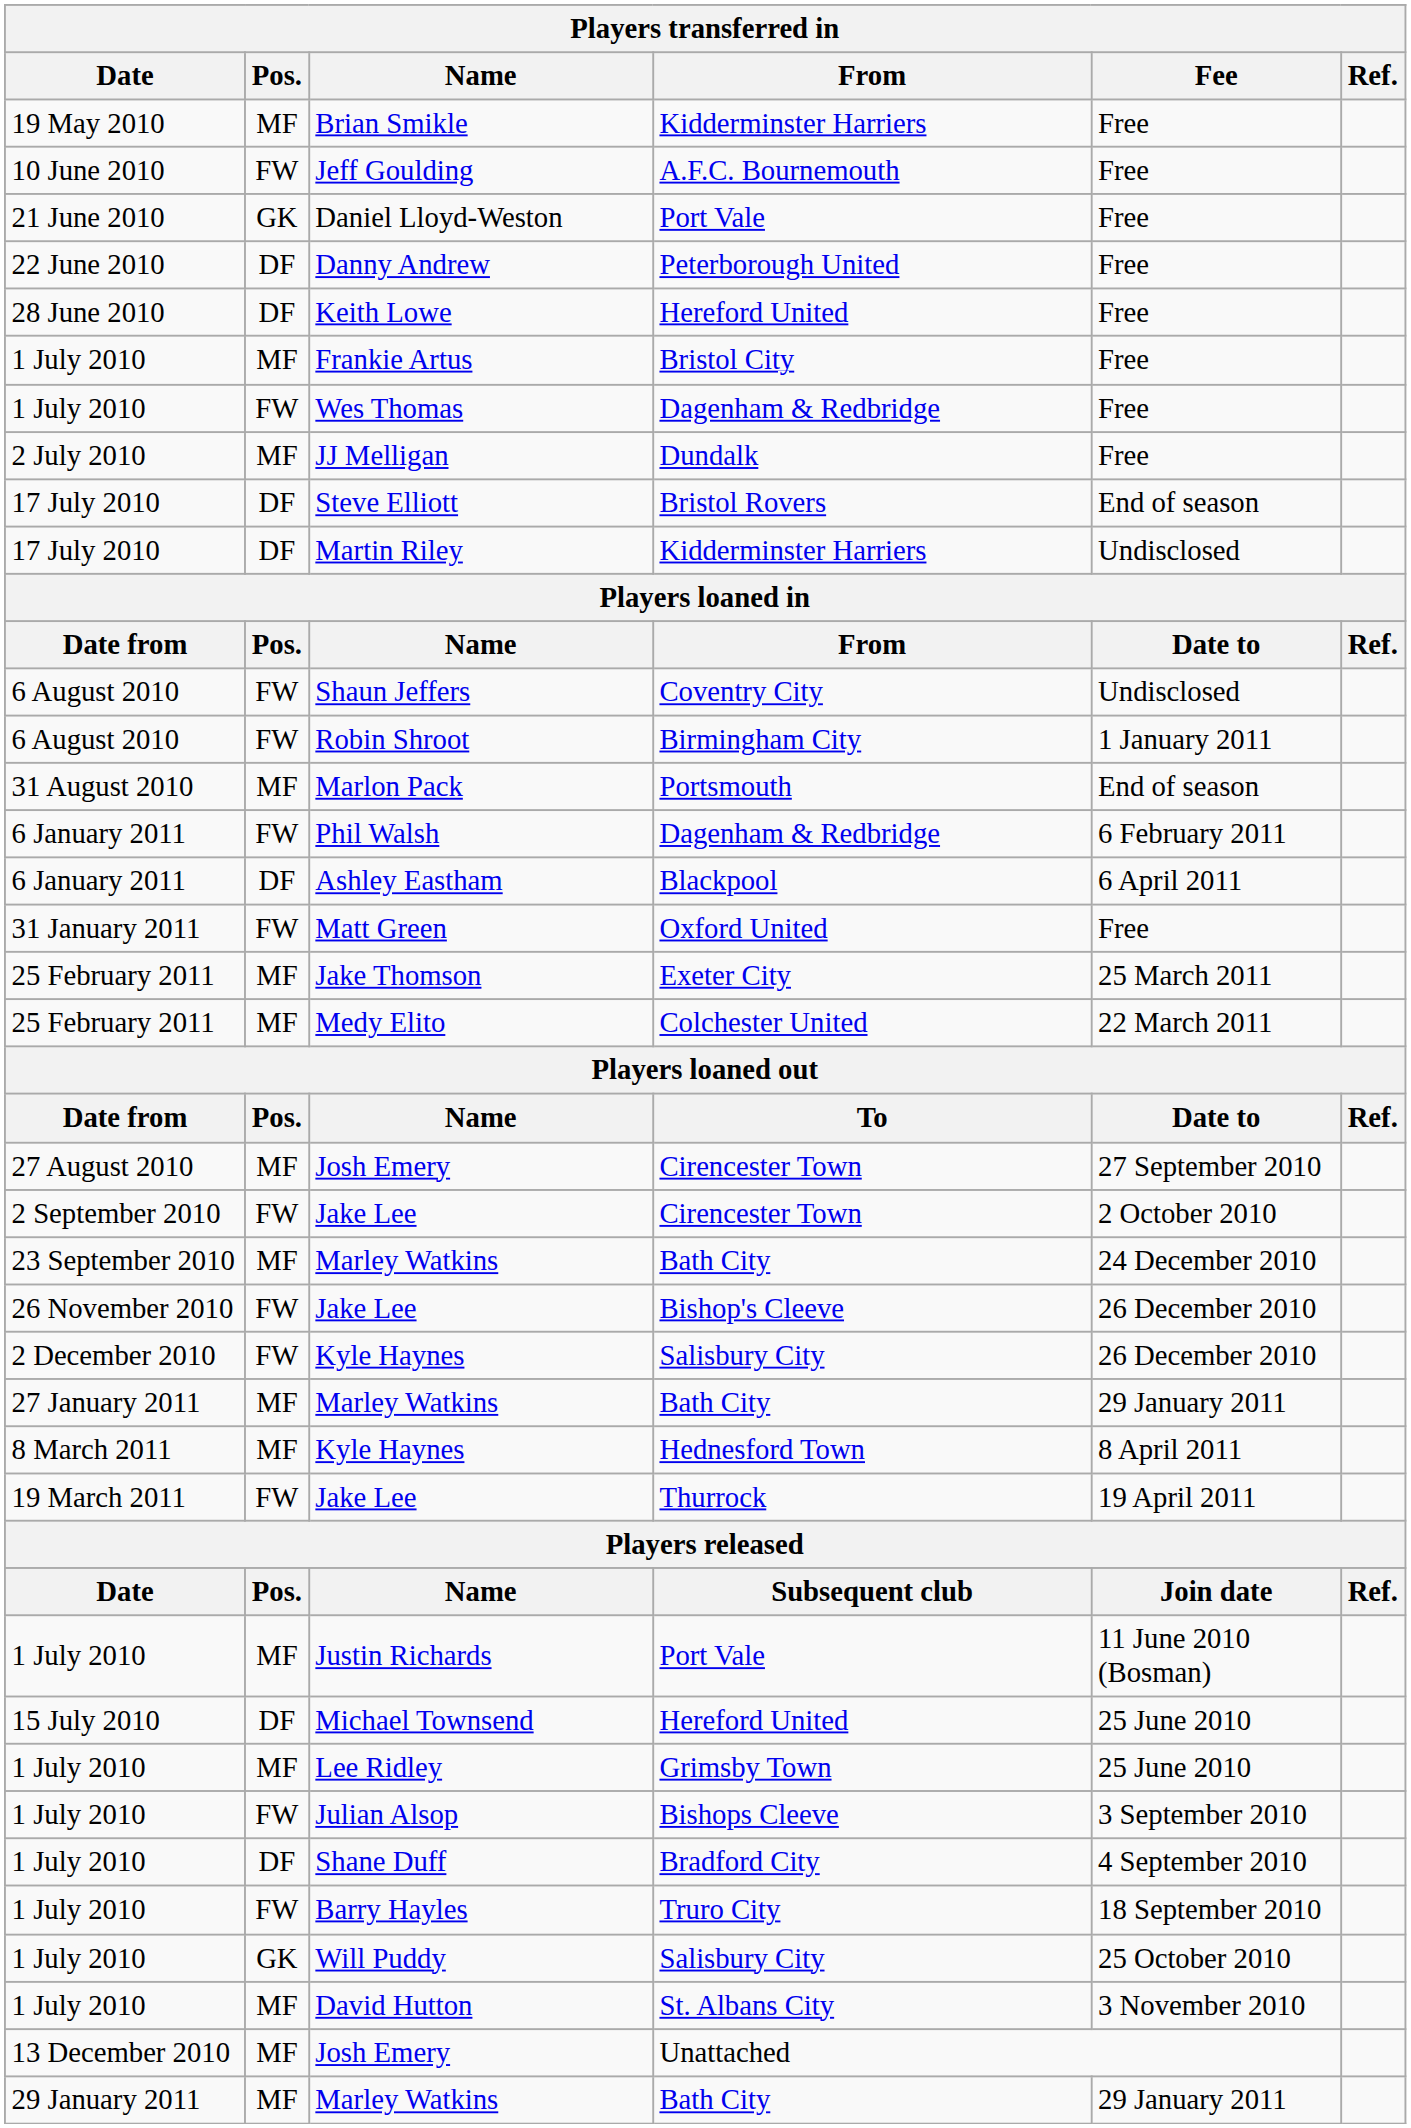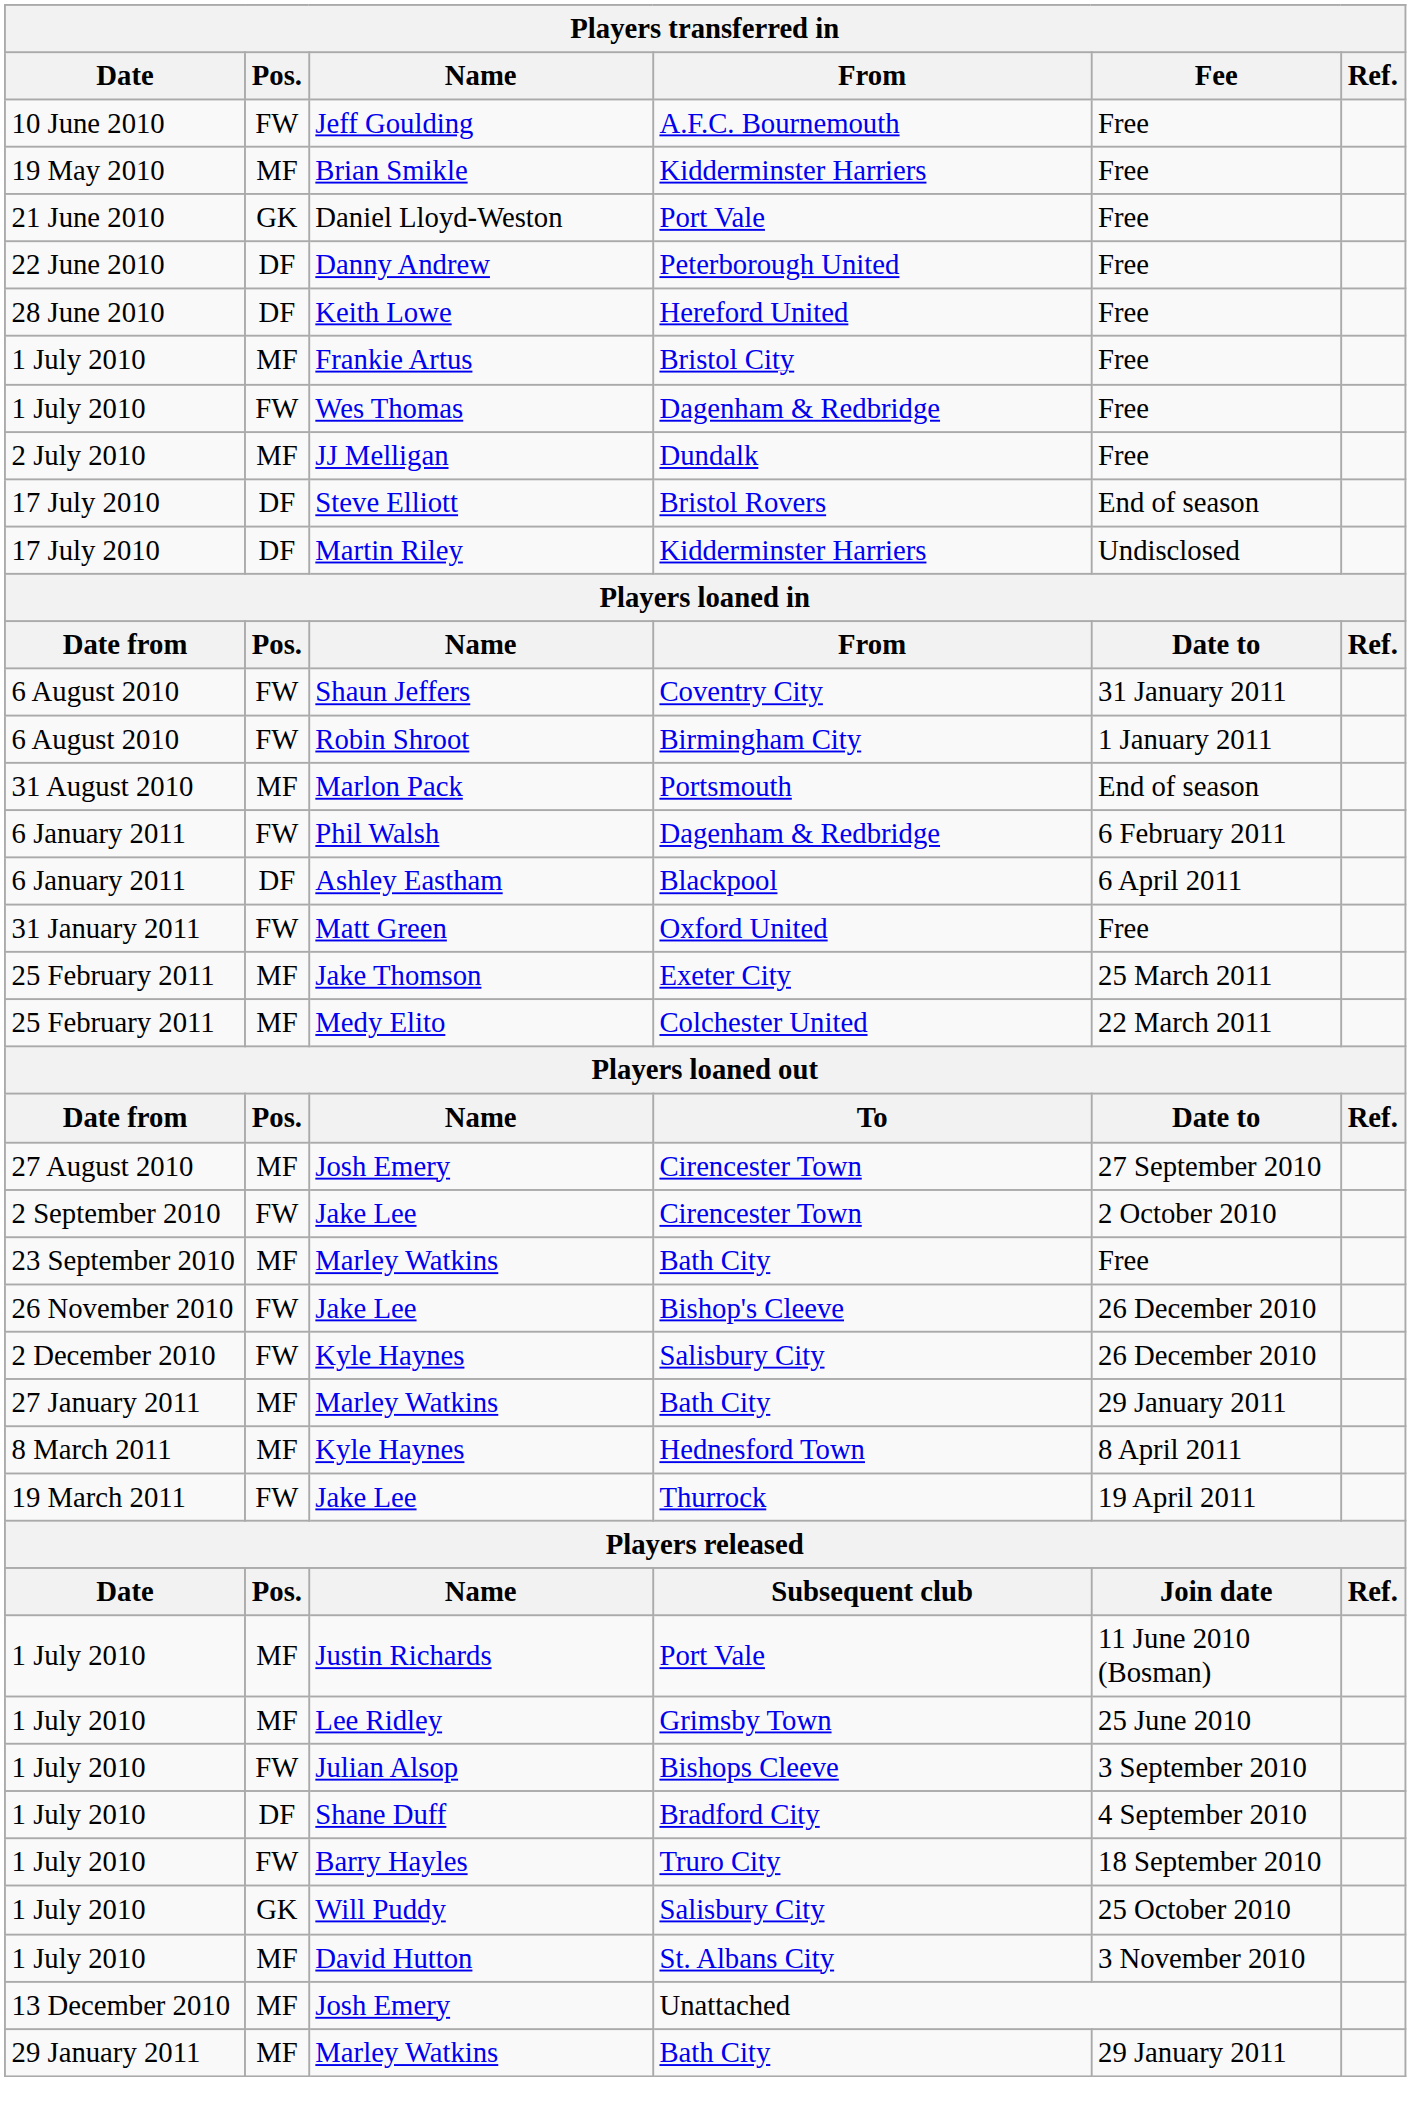rows swapped: (88, 123) <-> (88, 170)
(1169, 691) Undisclosed -> (1192, 691) 31 January 2011
(1207, 1259) 24 December 2010 -> (1124, 1259) Free
- row: (86, 1720)
